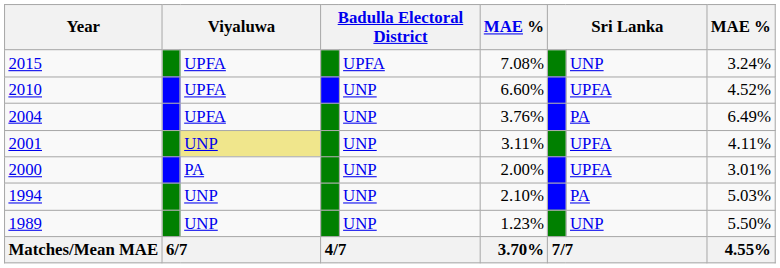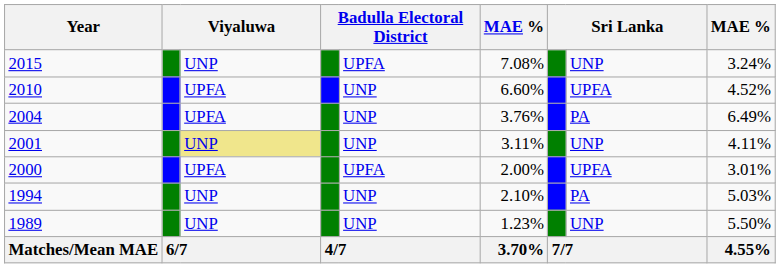(205, 63) UPFA -> (201, 63) UNP
(591, 143) UPFA -> (587, 143) UNP
(194, 169) PA -> (205, 169) UPFA
(360, 169) UNP -> (364, 169) UPFA
